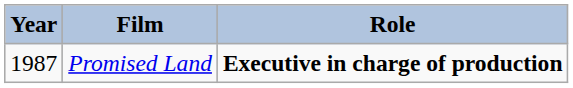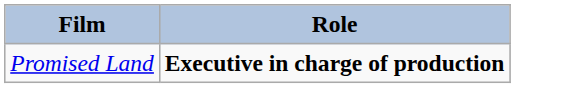- column: (34, 24)
